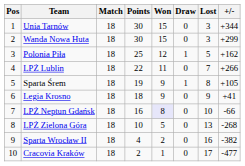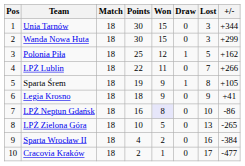(229, 111) -66 -> (229, 111) -86
(229, 126) -268 -> (229, 126) -265
(229, 140) -382 -> (229, 140) -384
